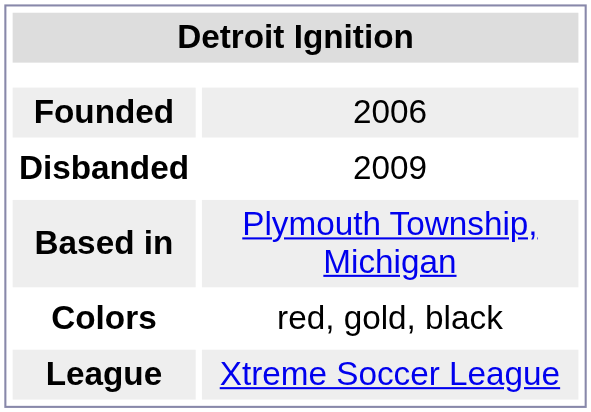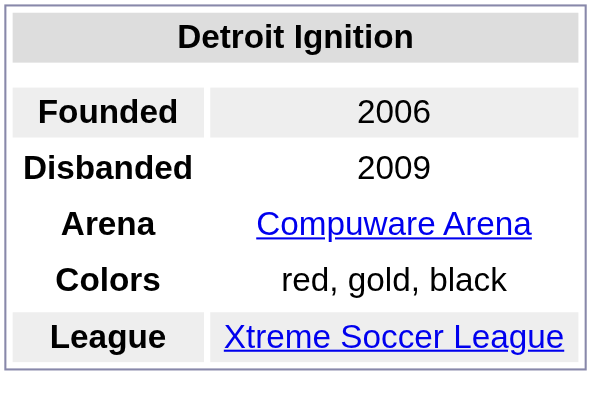+ row: (108, 224)
- row: (104, 243)
